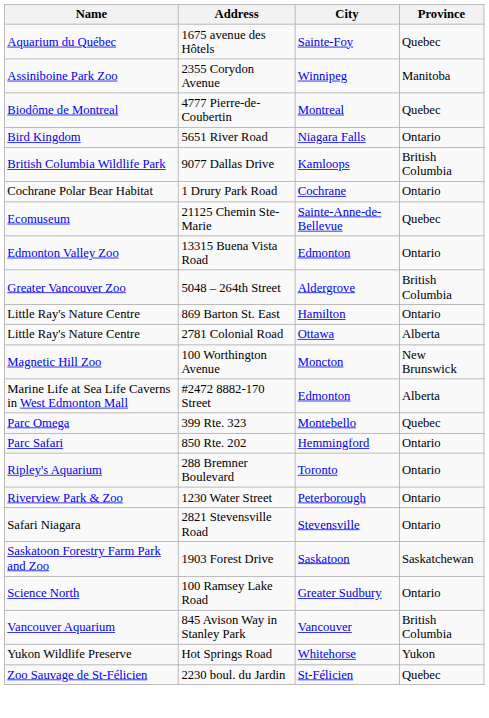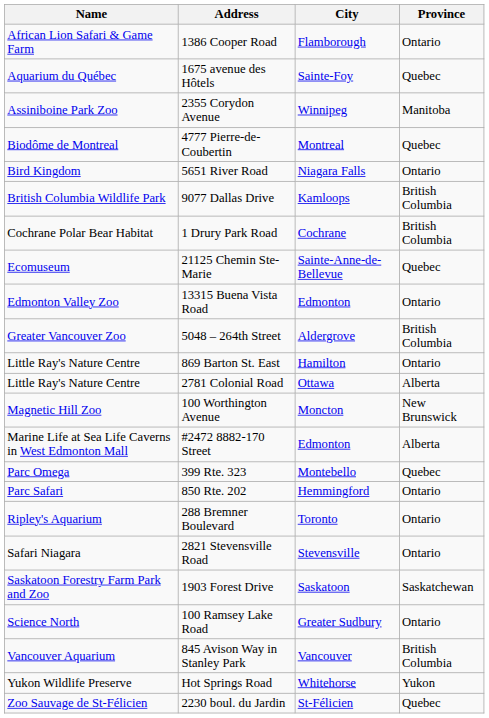+ row: (229, 41)
(421, 191) Ontario -> (427, 233) British Columbia
- row: (227, 497)
